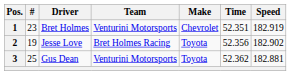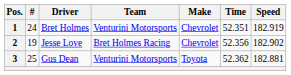(32, 27) 23 -> (32, 27) 24
(194, 43) Toyota -> (200, 43) Chevrolet
